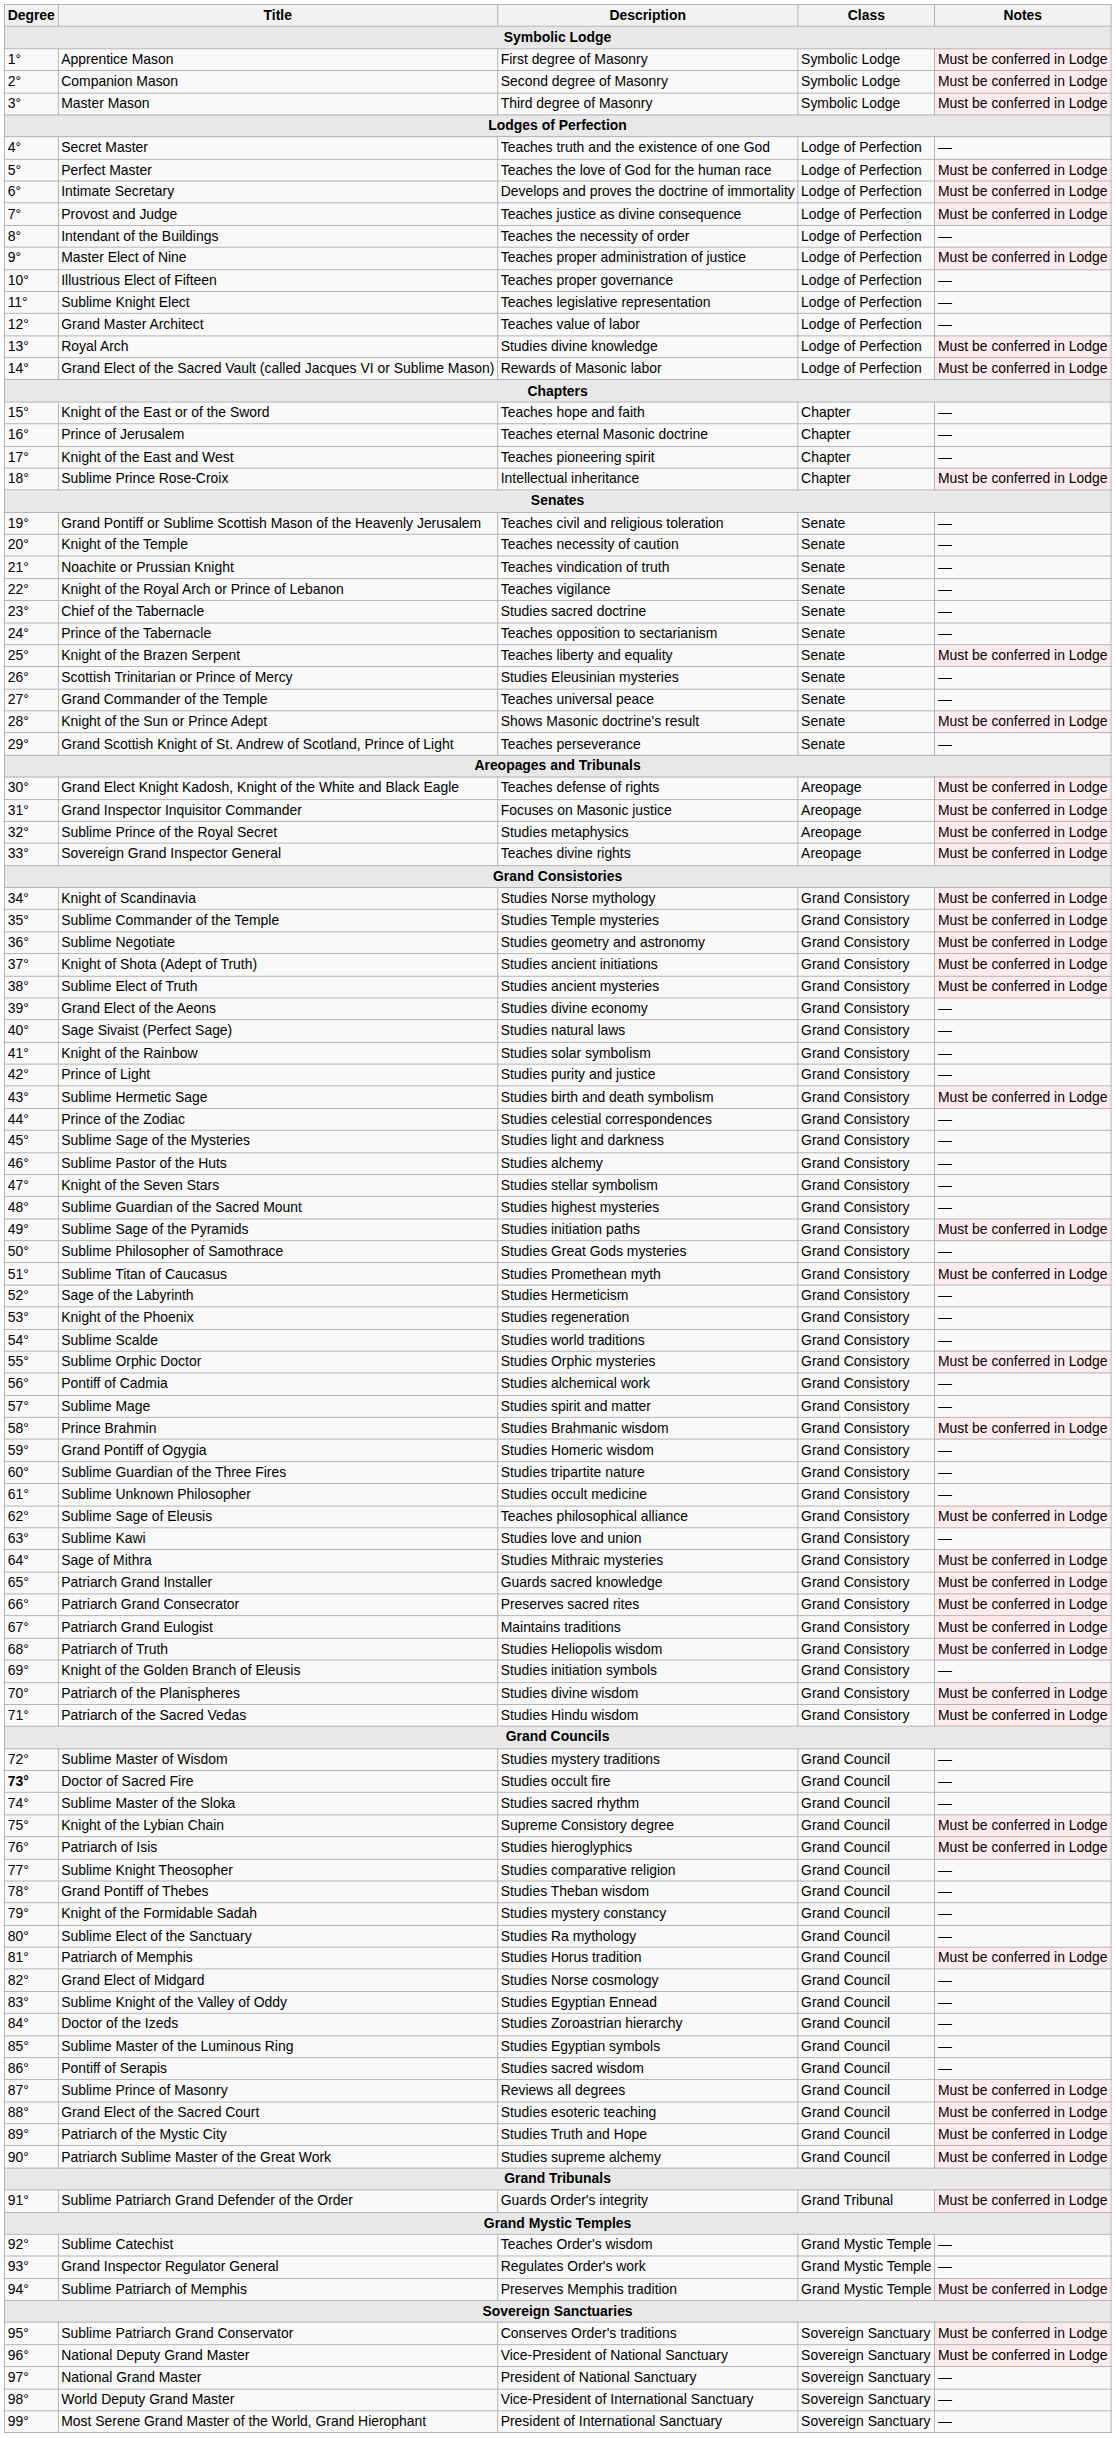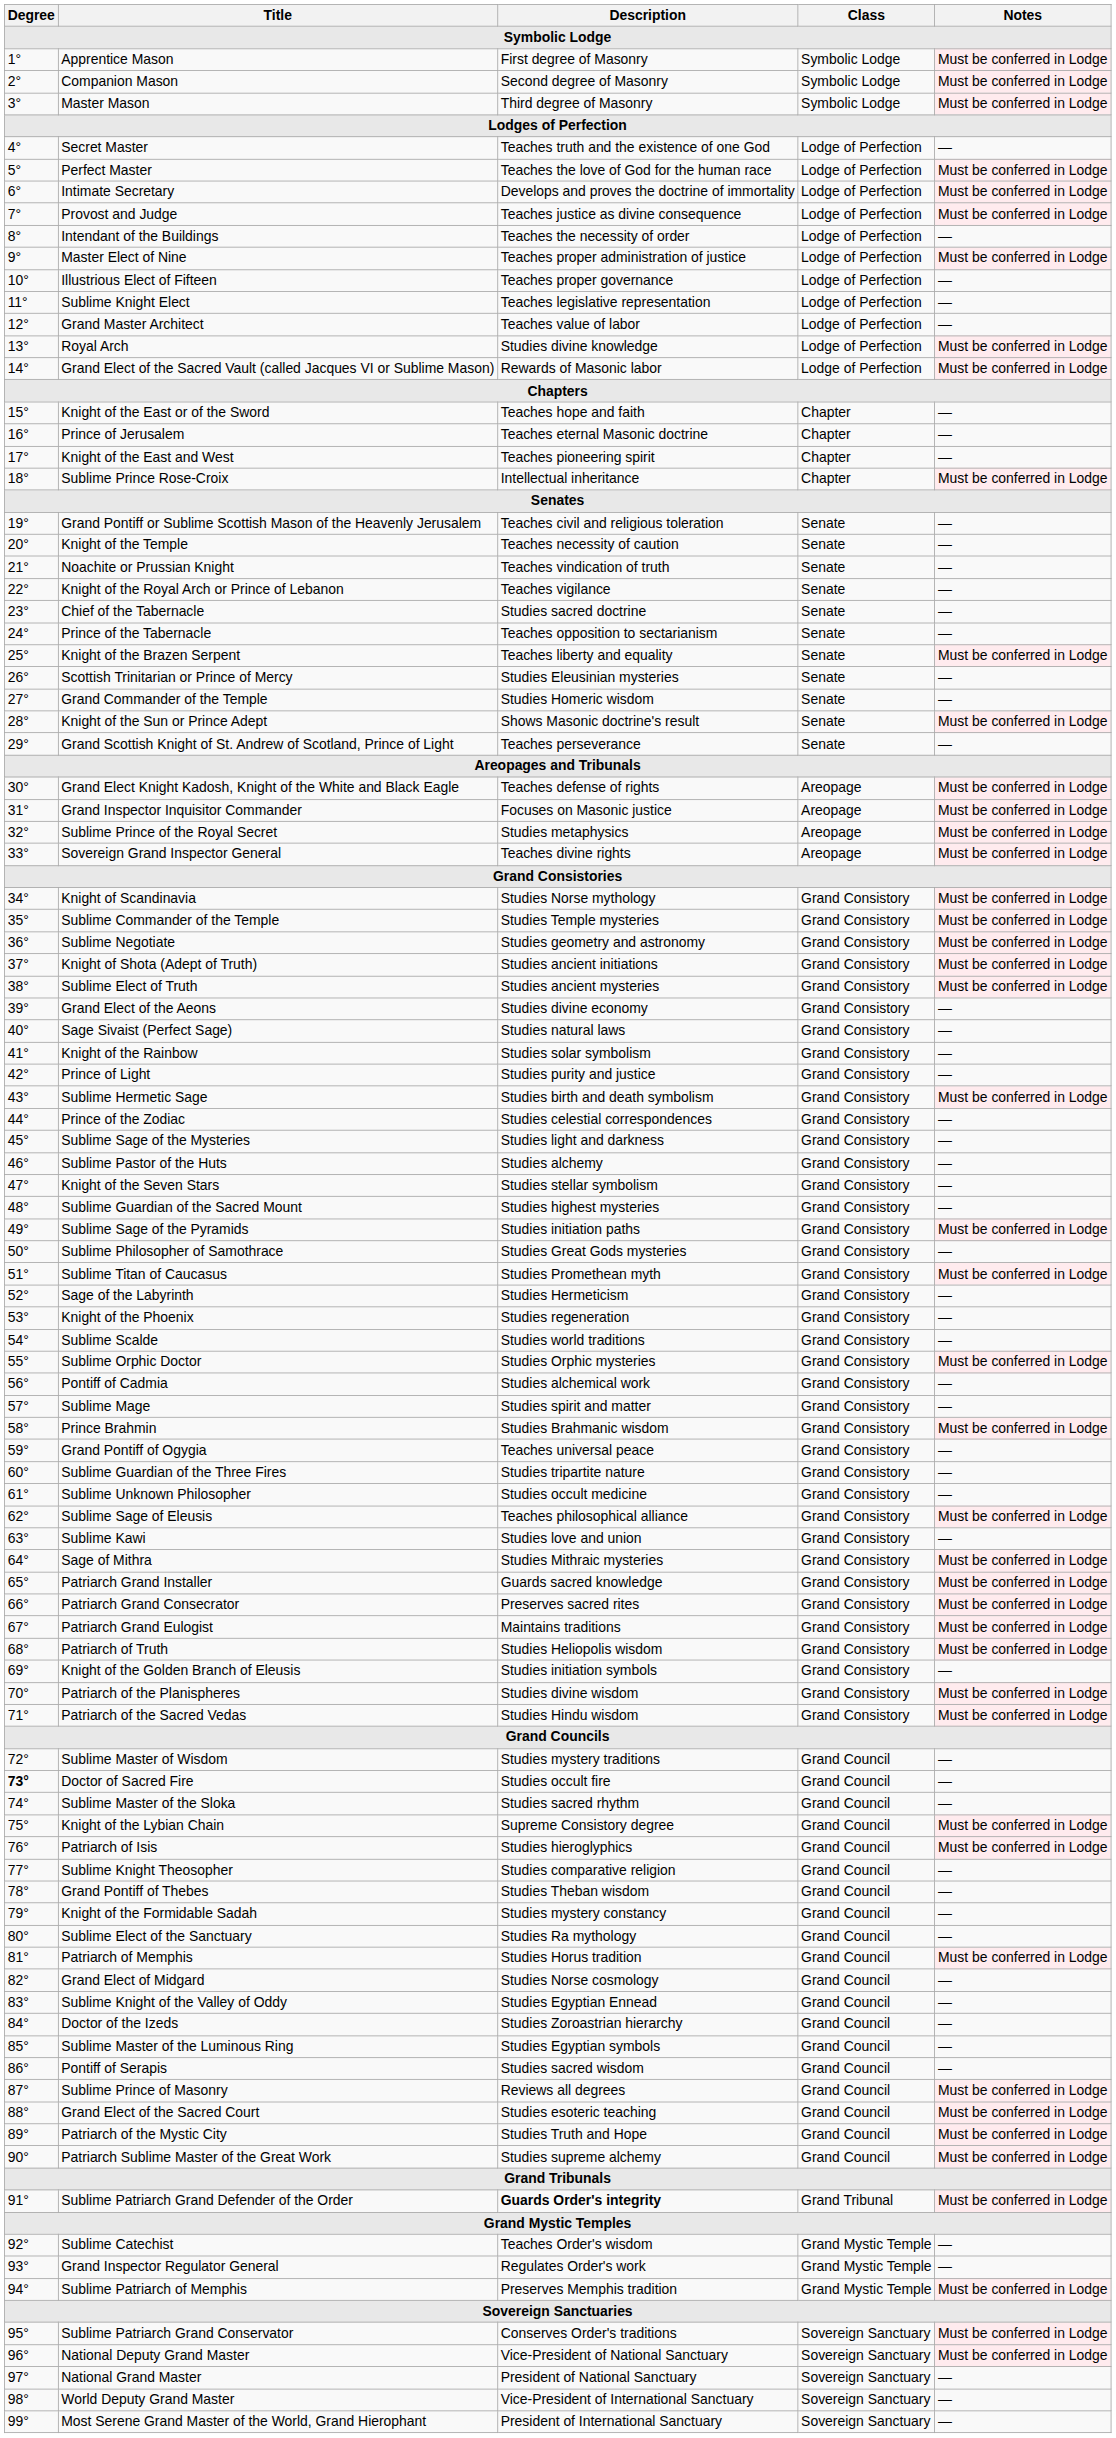(577, 699) Teaches universal peace -> (577, 699) Studies Homeric wisdom
(577, 1450) Studies Homeric wisdom -> (577, 1450) Teaches universal peace
(574, 2201) normal -> (581, 2201) bold
